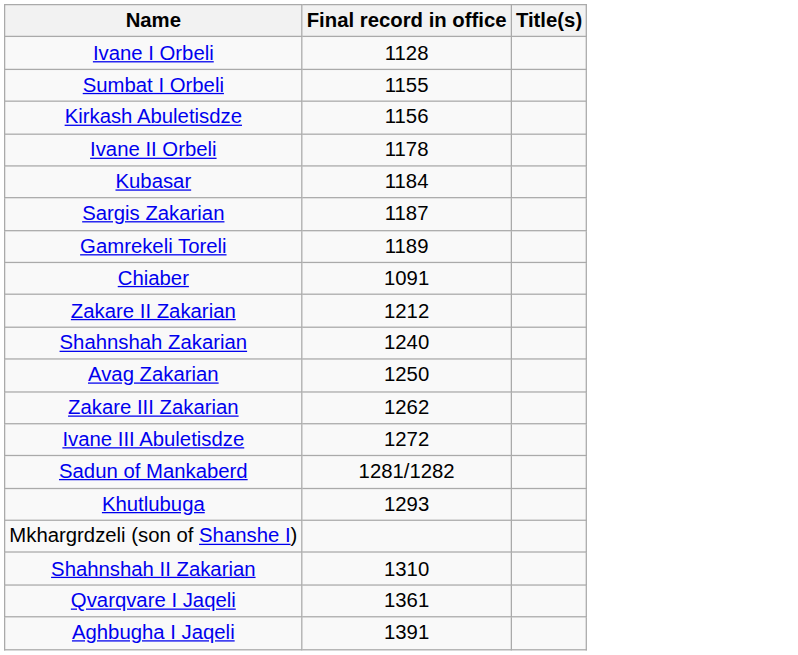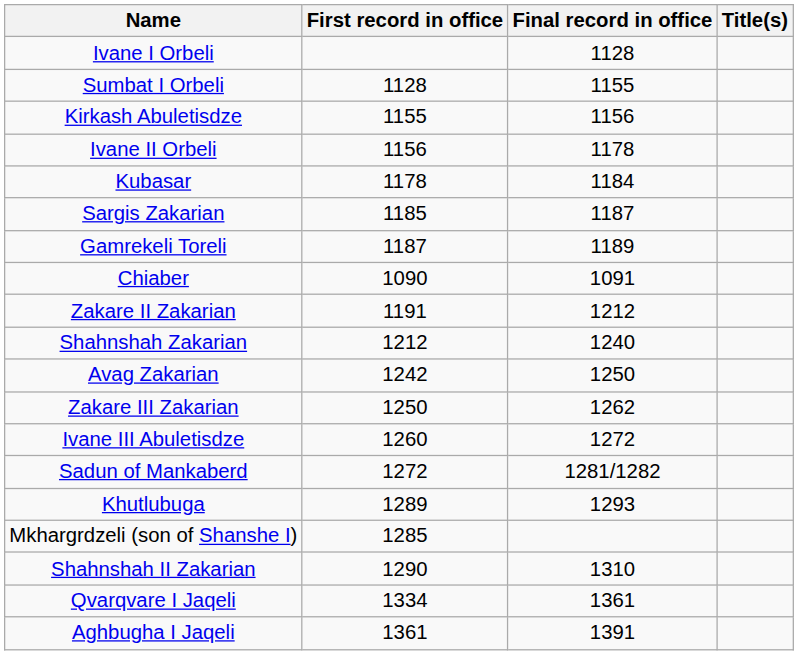+ column: (405, 20)
